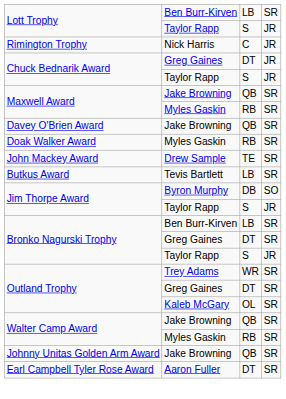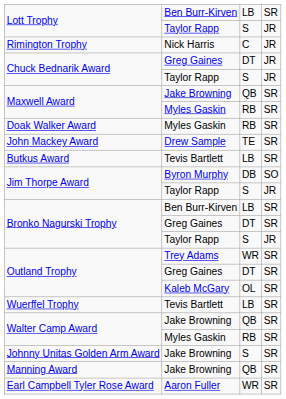- row: (55, 126)
+ row: (43, 304)
(249, 353) QB -> (245, 353) S
+ row: (42, 369)
(249, 369) DT -> (250, 386) WR
